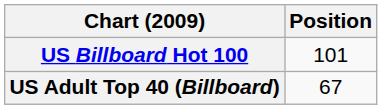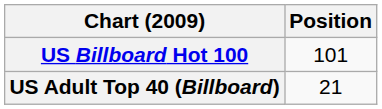(331, 87) 67 -> (331, 87) 21
